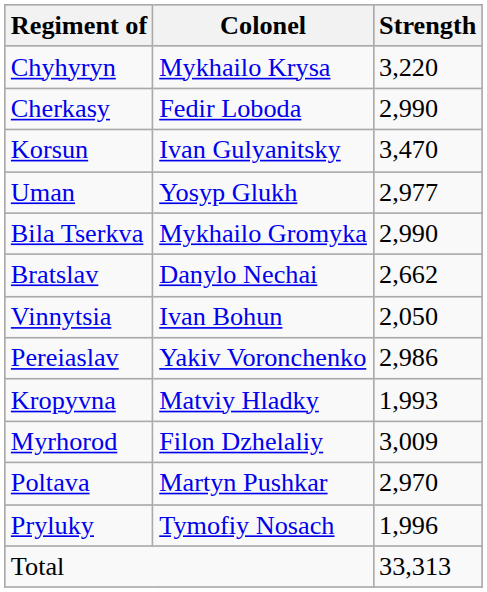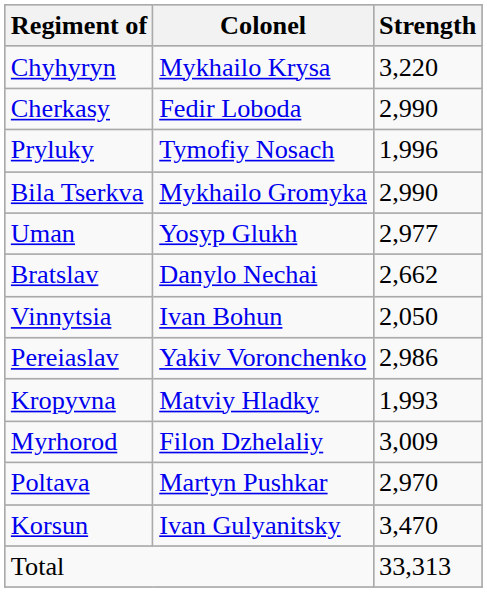rows swapped: (49, 150) <-> (52, 524)
rows swapped: (77, 233) <-> (43, 191)
